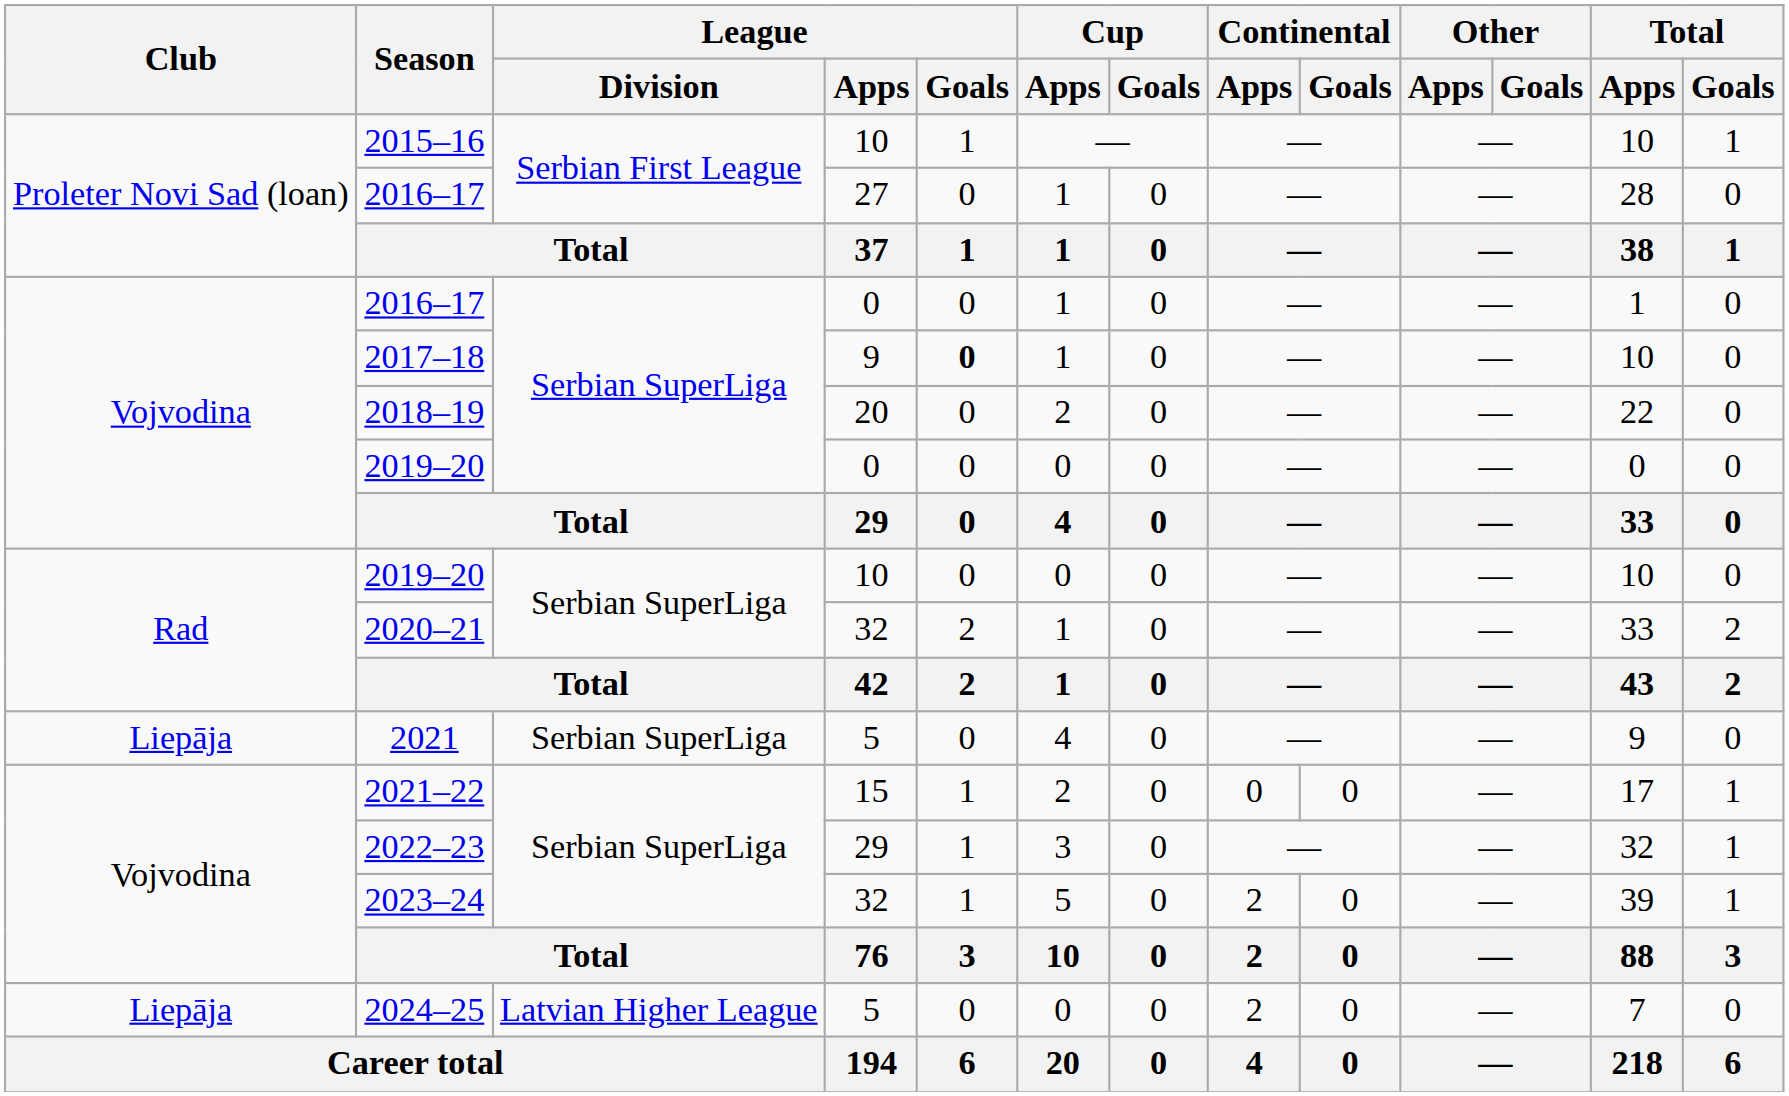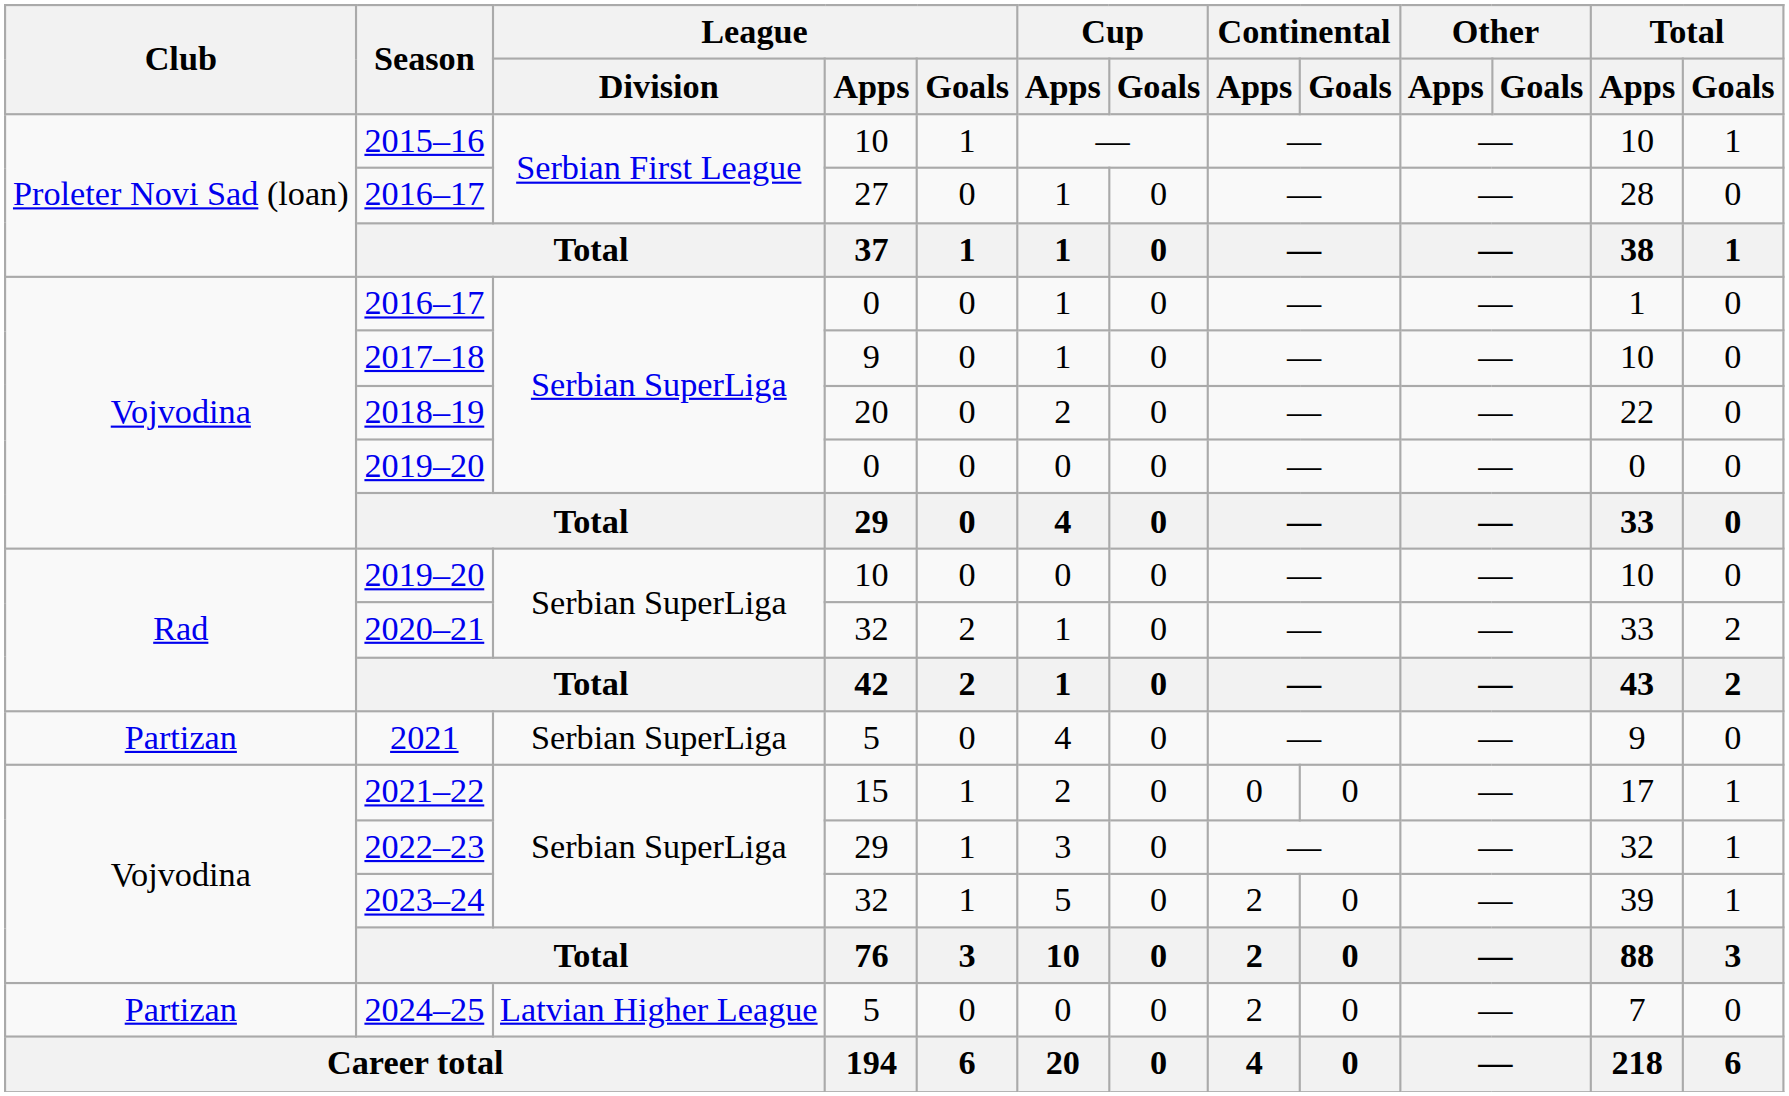(967, 357) bold -> (967, 357) normal
(181, 737) Liepāja -> (181, 737) Partizan
(181, 1009) Liepāja -> (181, 1009) Partizan
